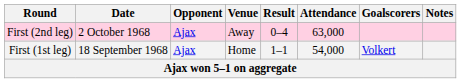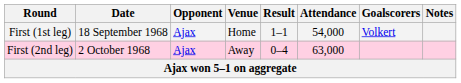rows swapped: (40, 50) <-> (40, 31)
